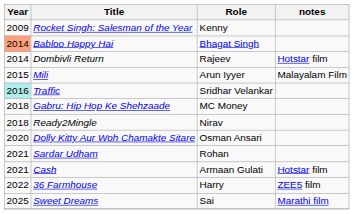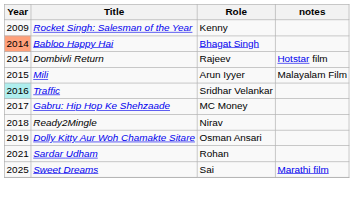(18, 106) 2018 -> (18, 106) 2017
(18, 138) 2020 -> (18, 138) 2019
- row: (45, 169)
- row: (65, 185)
